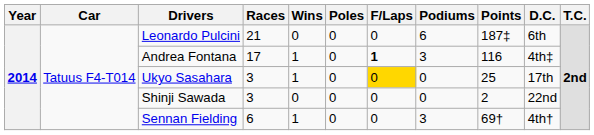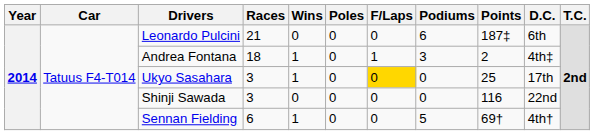(254, 56) 17 -> (254, 56) 18
(374, 56) bold -> (374, 56) normal
(492, 56) 116 -> (485, 56) 2
(485, 98) 2 -> (492, 98) 116
(423, 118) 3 -> (423, 118) 5
